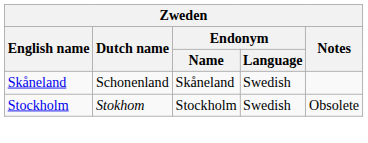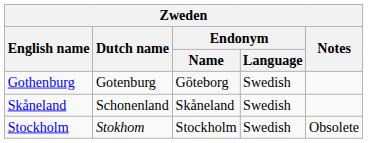+ row: (41, 82)
